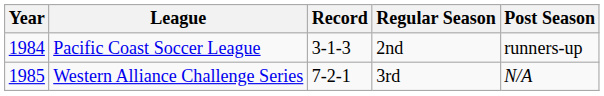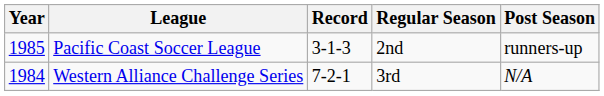(27, 47) 1984 -> (27, 47) 1985
(27, 76) 1985 -> (27, 76) 1984
